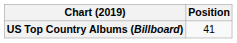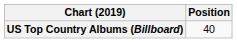(209, 29) 41 -> (209, 29) 40
